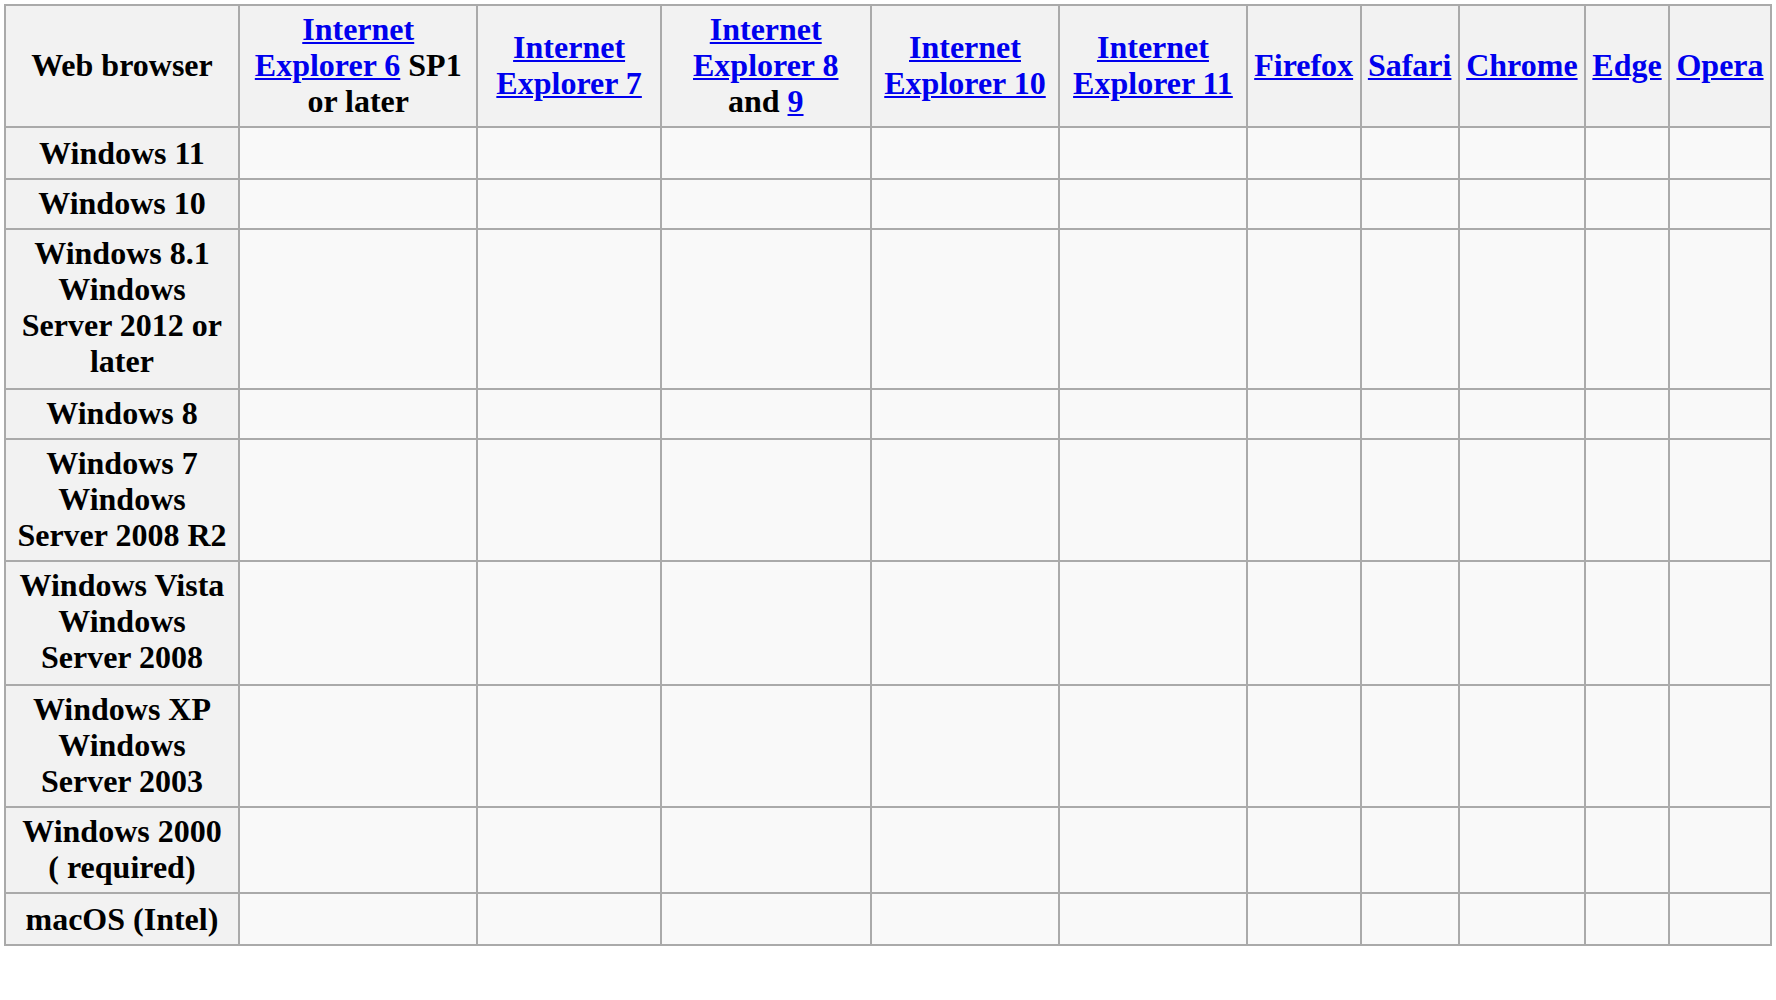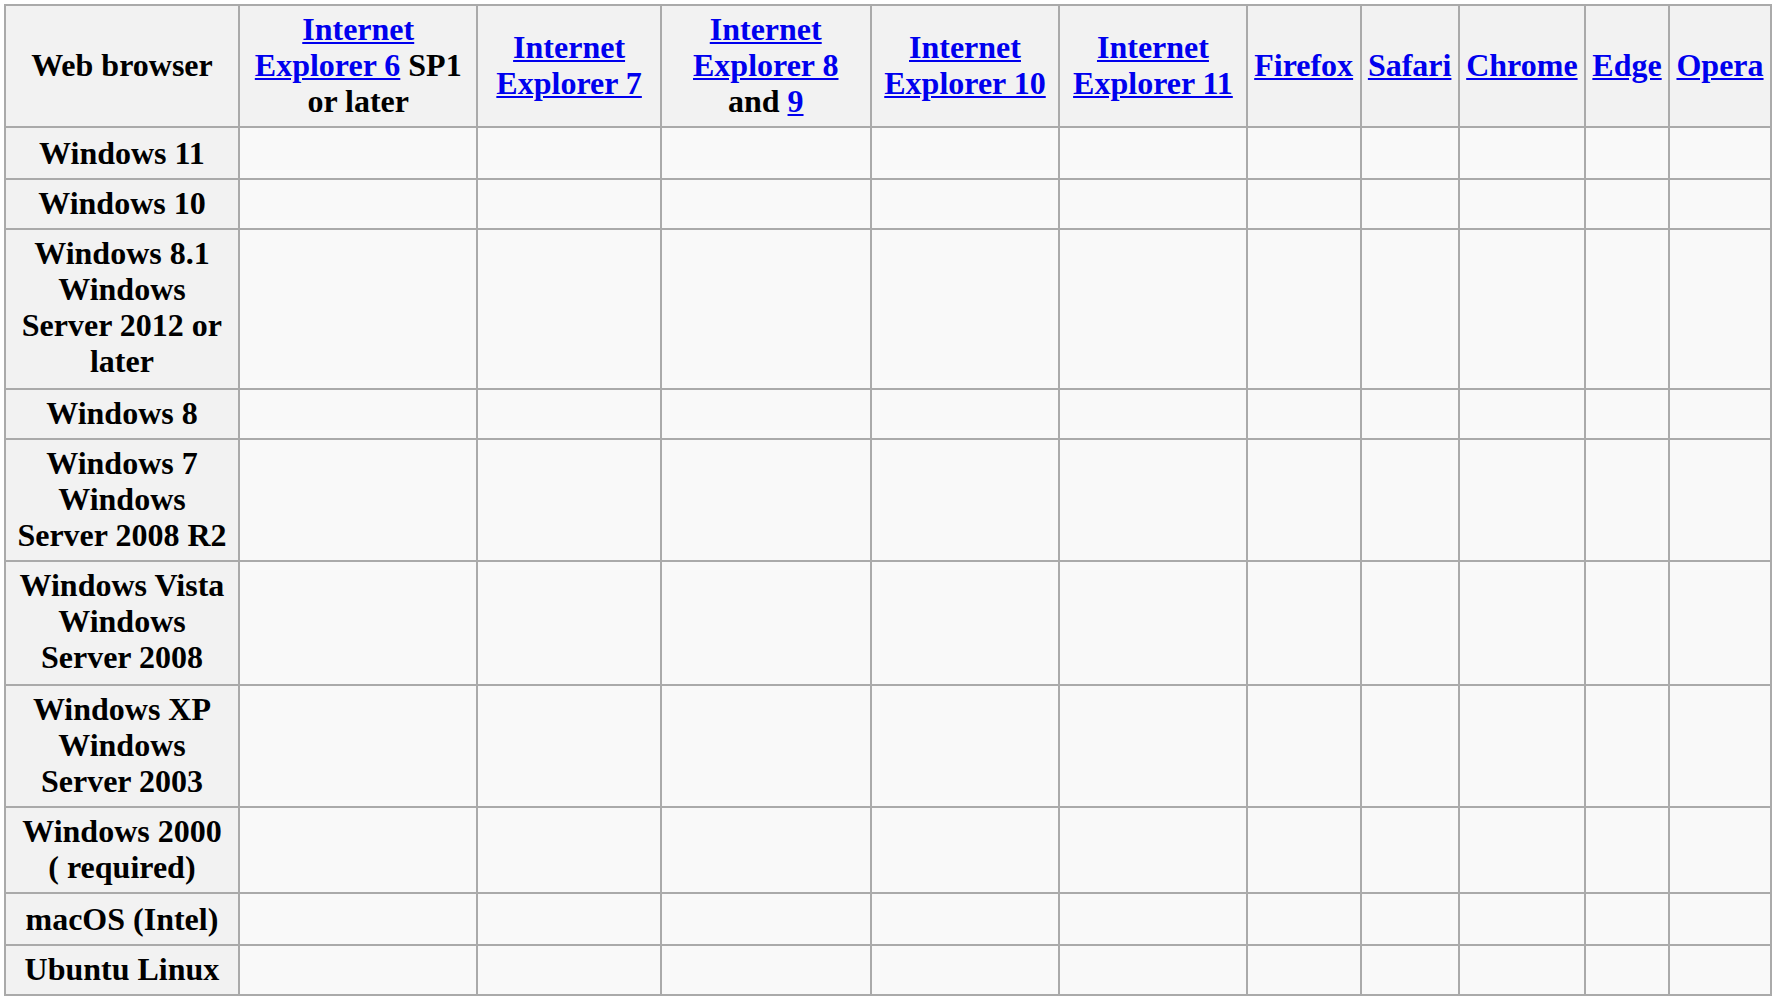+ row: (122, 969)
